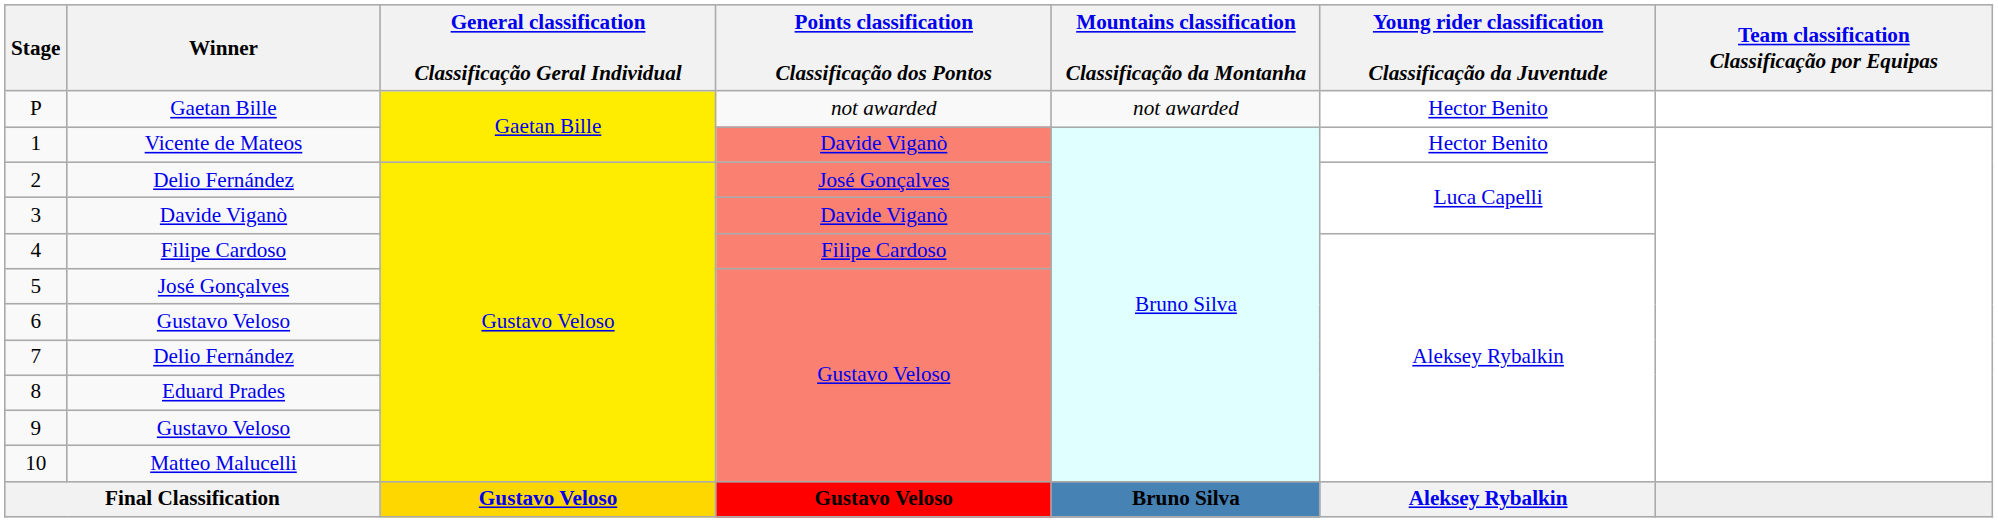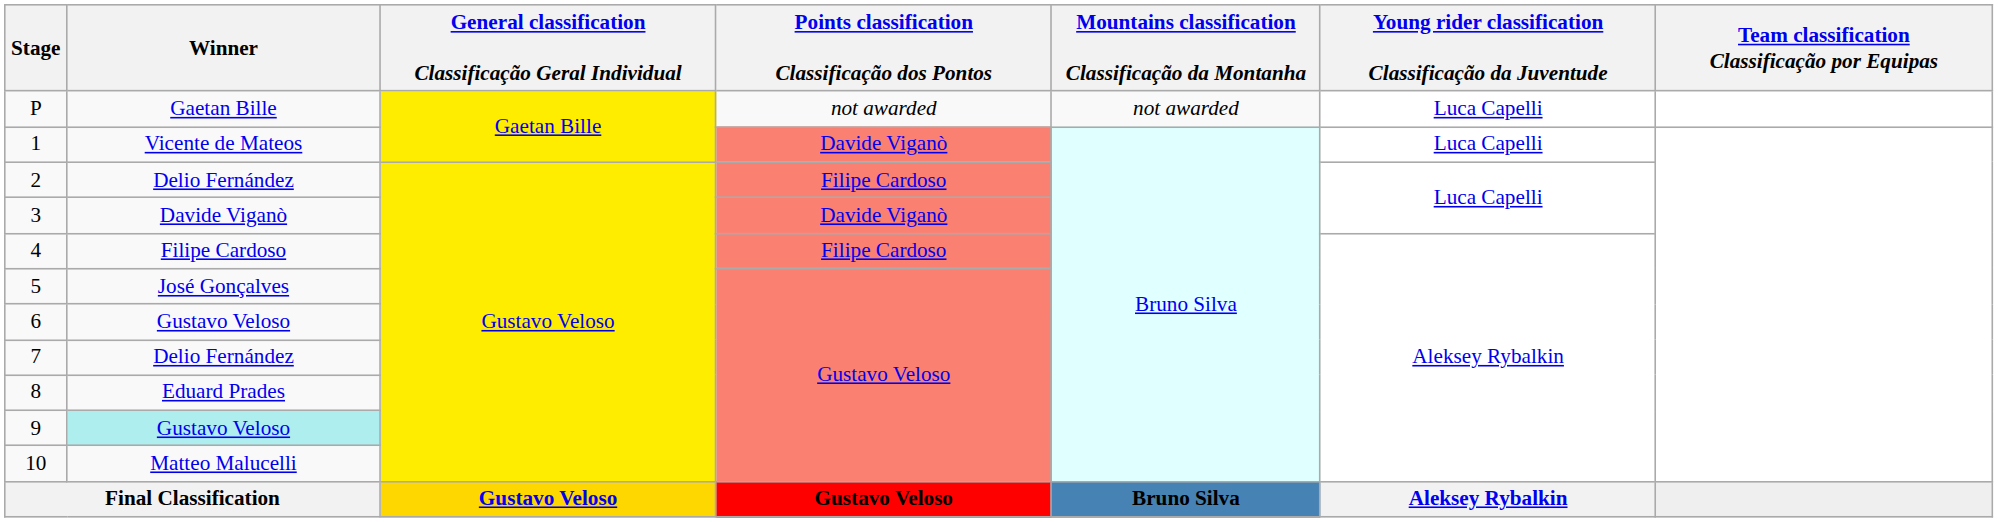(1488, 108) Hector Benito -> (1488, 108) Luca Capelli
(1488, 144) Hector Benito -> (1488, 144) Luca Capelli
(884, 179) José Gonçalves -> (884, 179) Filipe Cardoso
(223, 428) no background -> (223, 428) paleturquoise background
